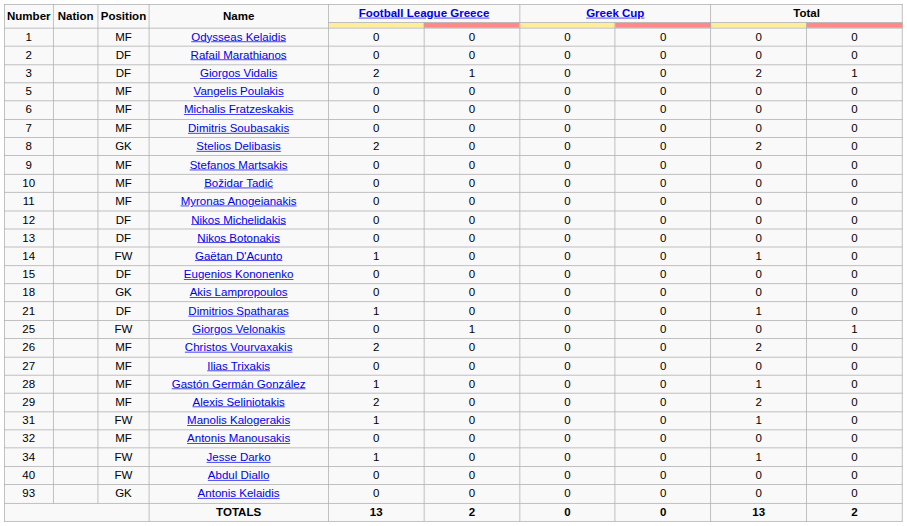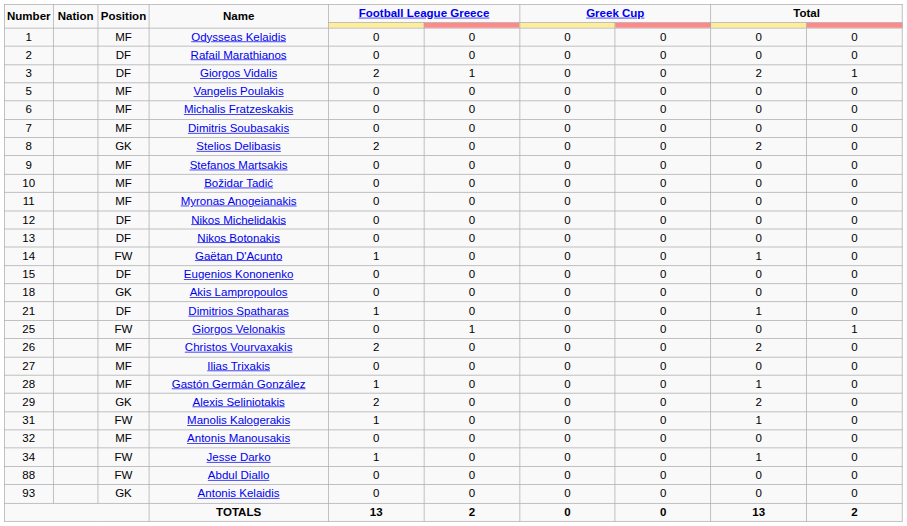(123, 402) MF -> (123, 402) GK
(29, 475) 40 -> (29, 475) 88
